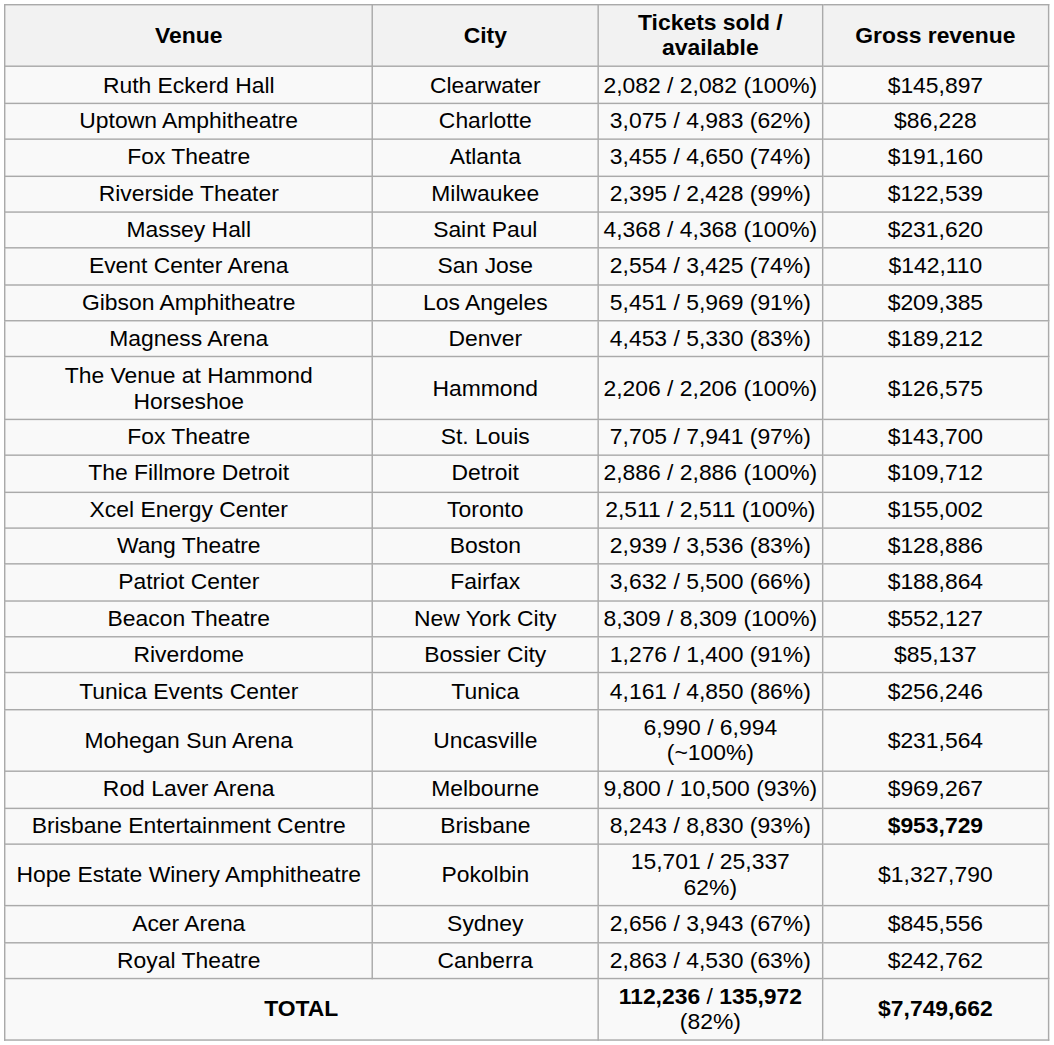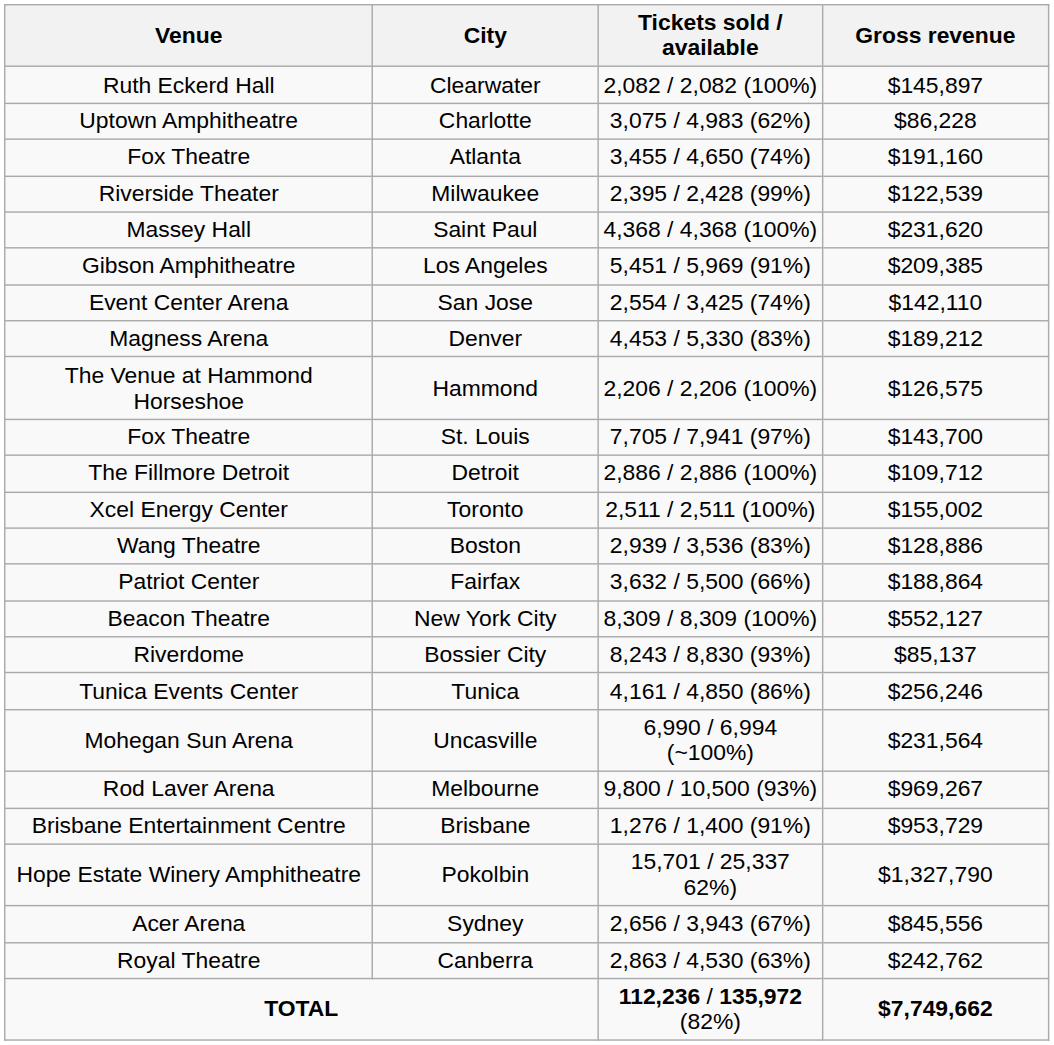rows swapped: (485, 266) <-> (485, 302)
(710, 654) 1,276 / 1,400 (91%) -> (710, 654) 8,243 / 8,830 (93%)
(710, 825) 8,243 / 8,830 (93%) -> (710, 825) 1,276 / 1,400 (91%)
(935, 825) bold -> (935, 825) normal
